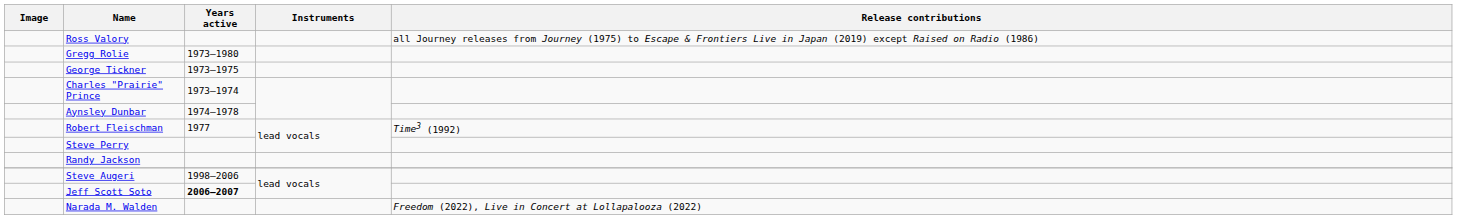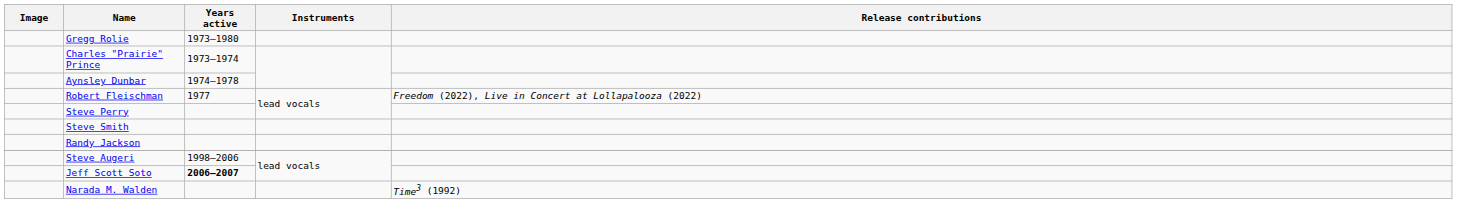- row: (97, 39)
- row: (106, 69)
(427, 128) Time3 (1992) -> (548, 96) Freedom (2022), Live in Concert at Lollapalooza (2022)
+ row: (97, 127)
(548, 207) Freedom (2022), Live in Concert at Lollapalooza (2022) -> (427, 190) Time3 (1992)
